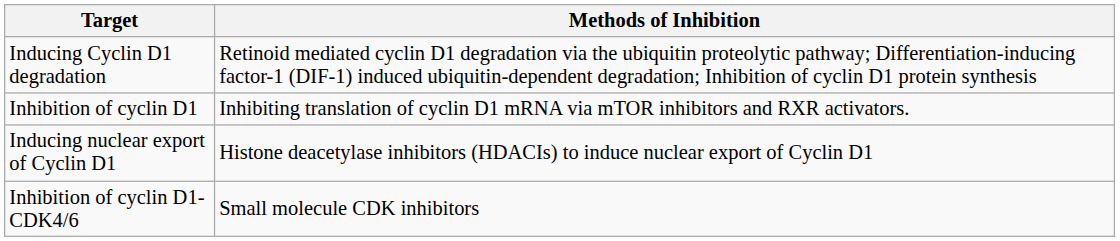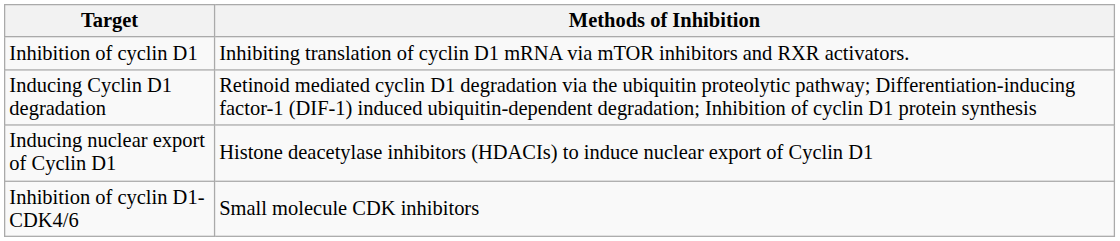rows swapped: (103, 108) <-> (91, 64)
